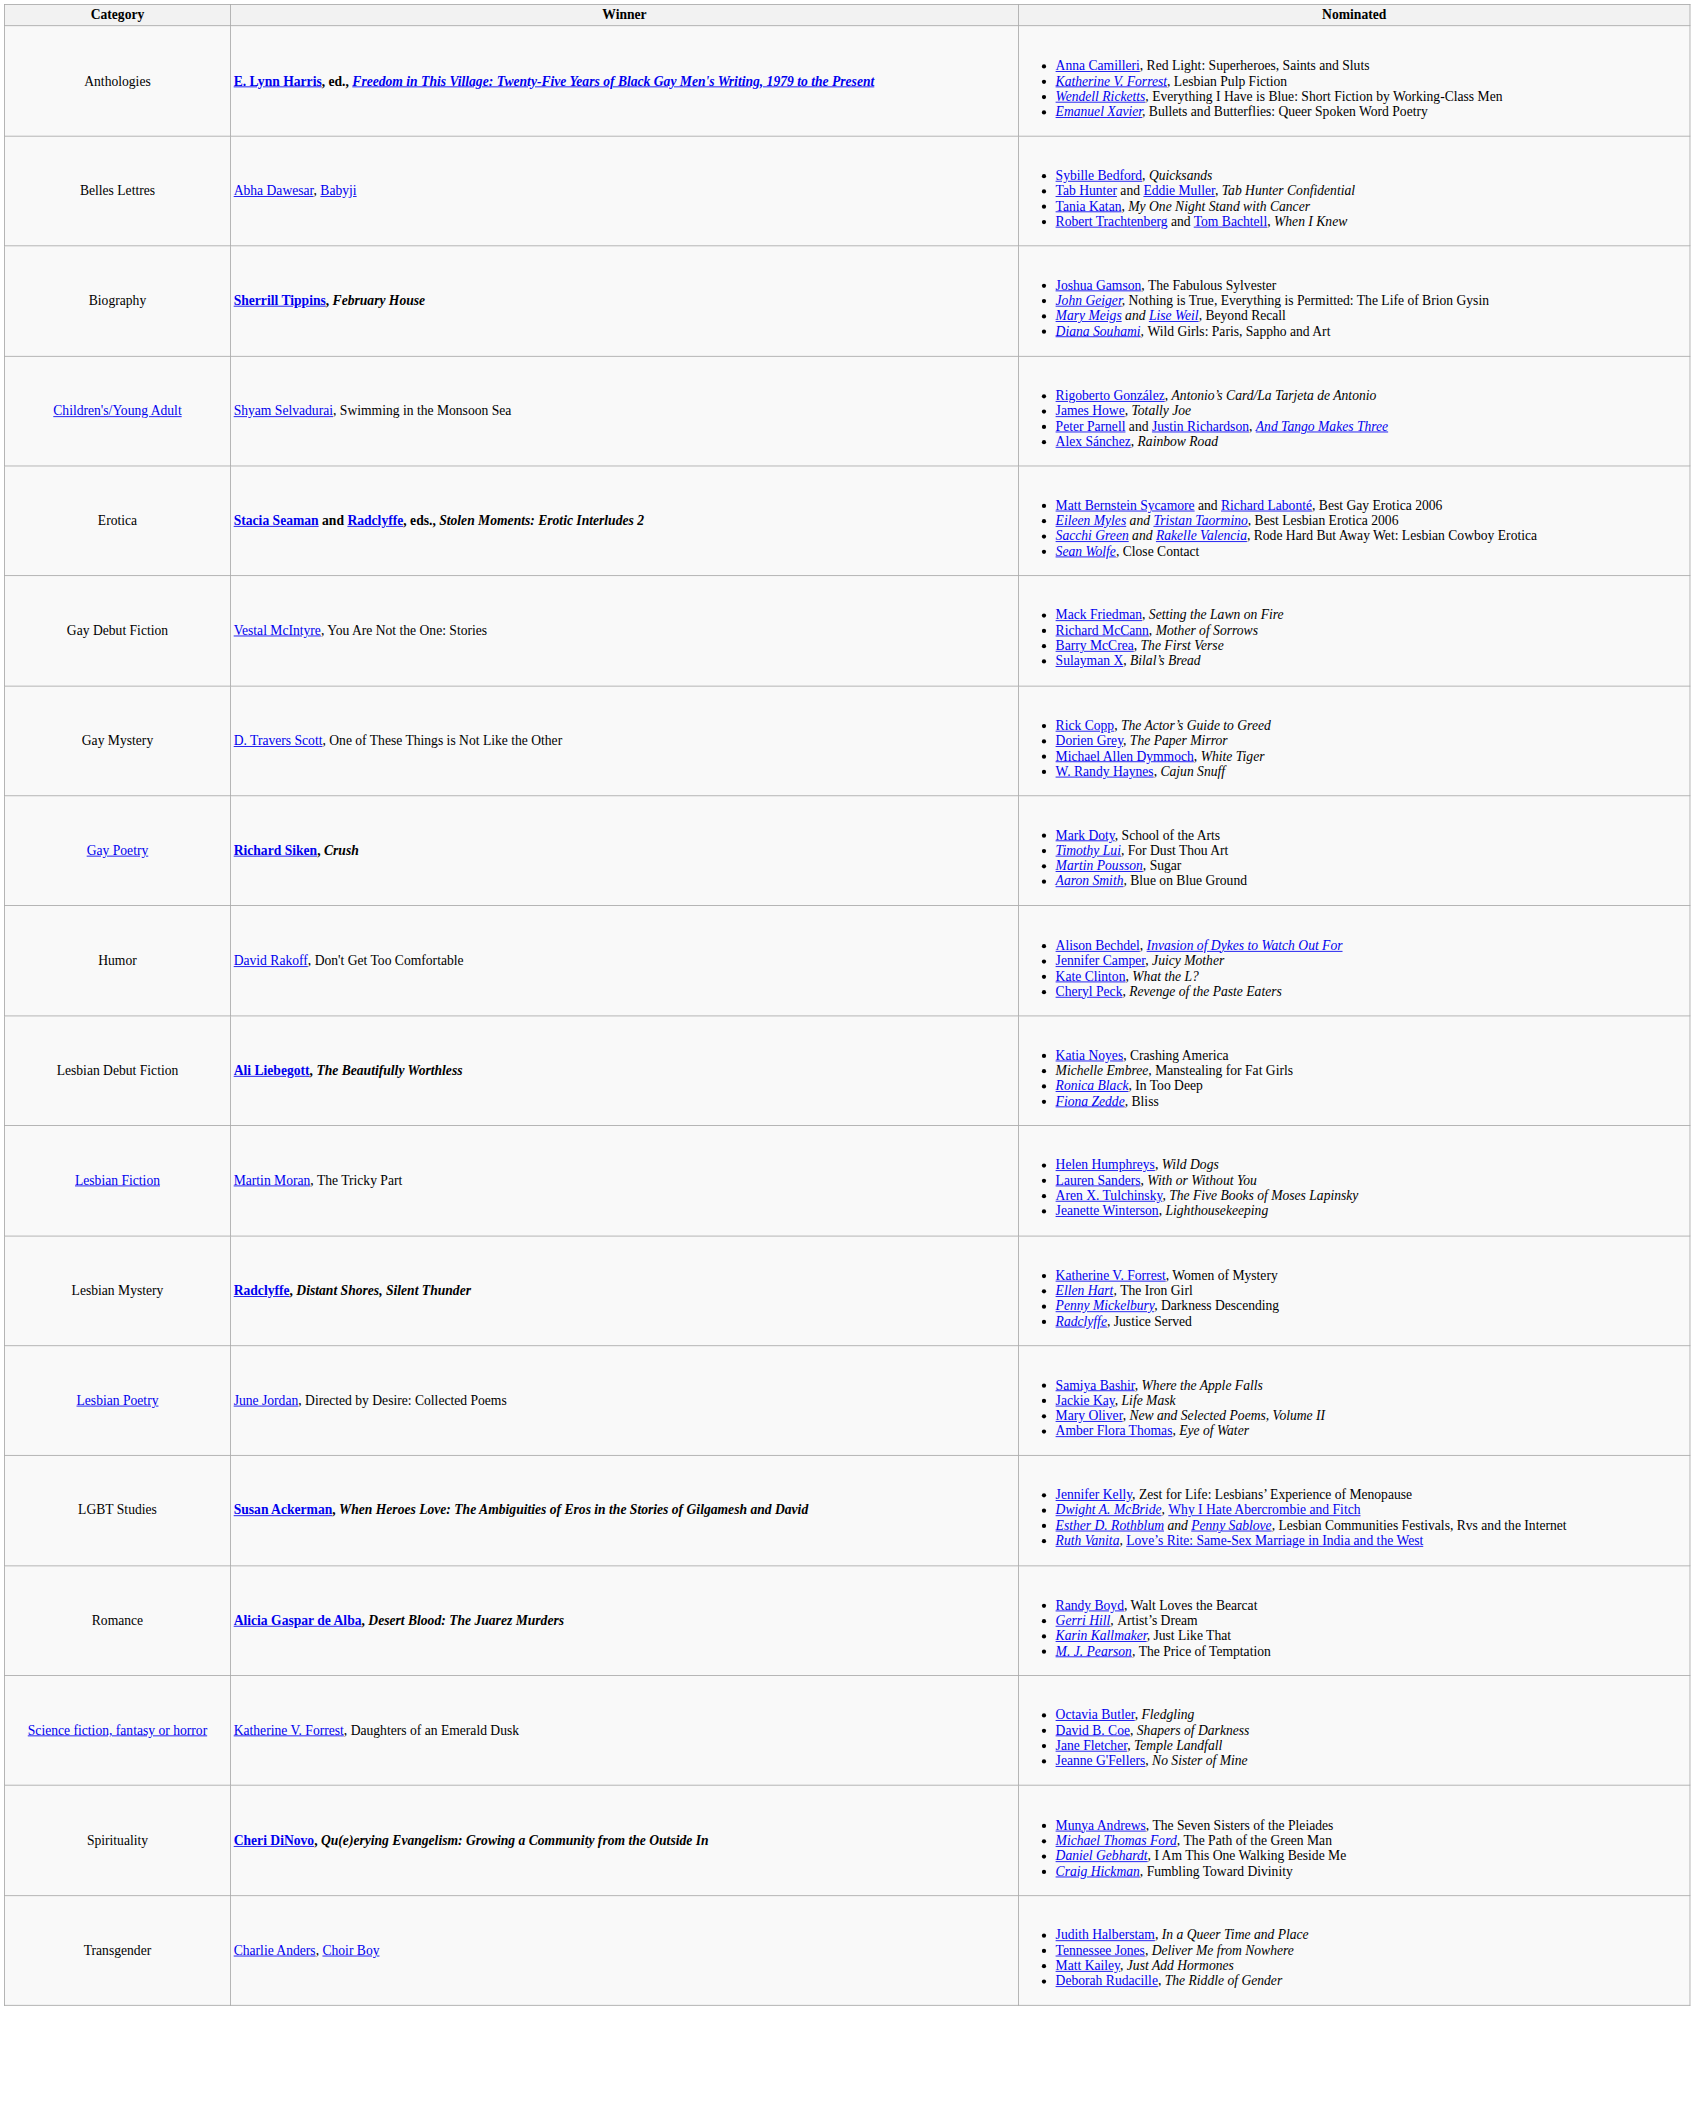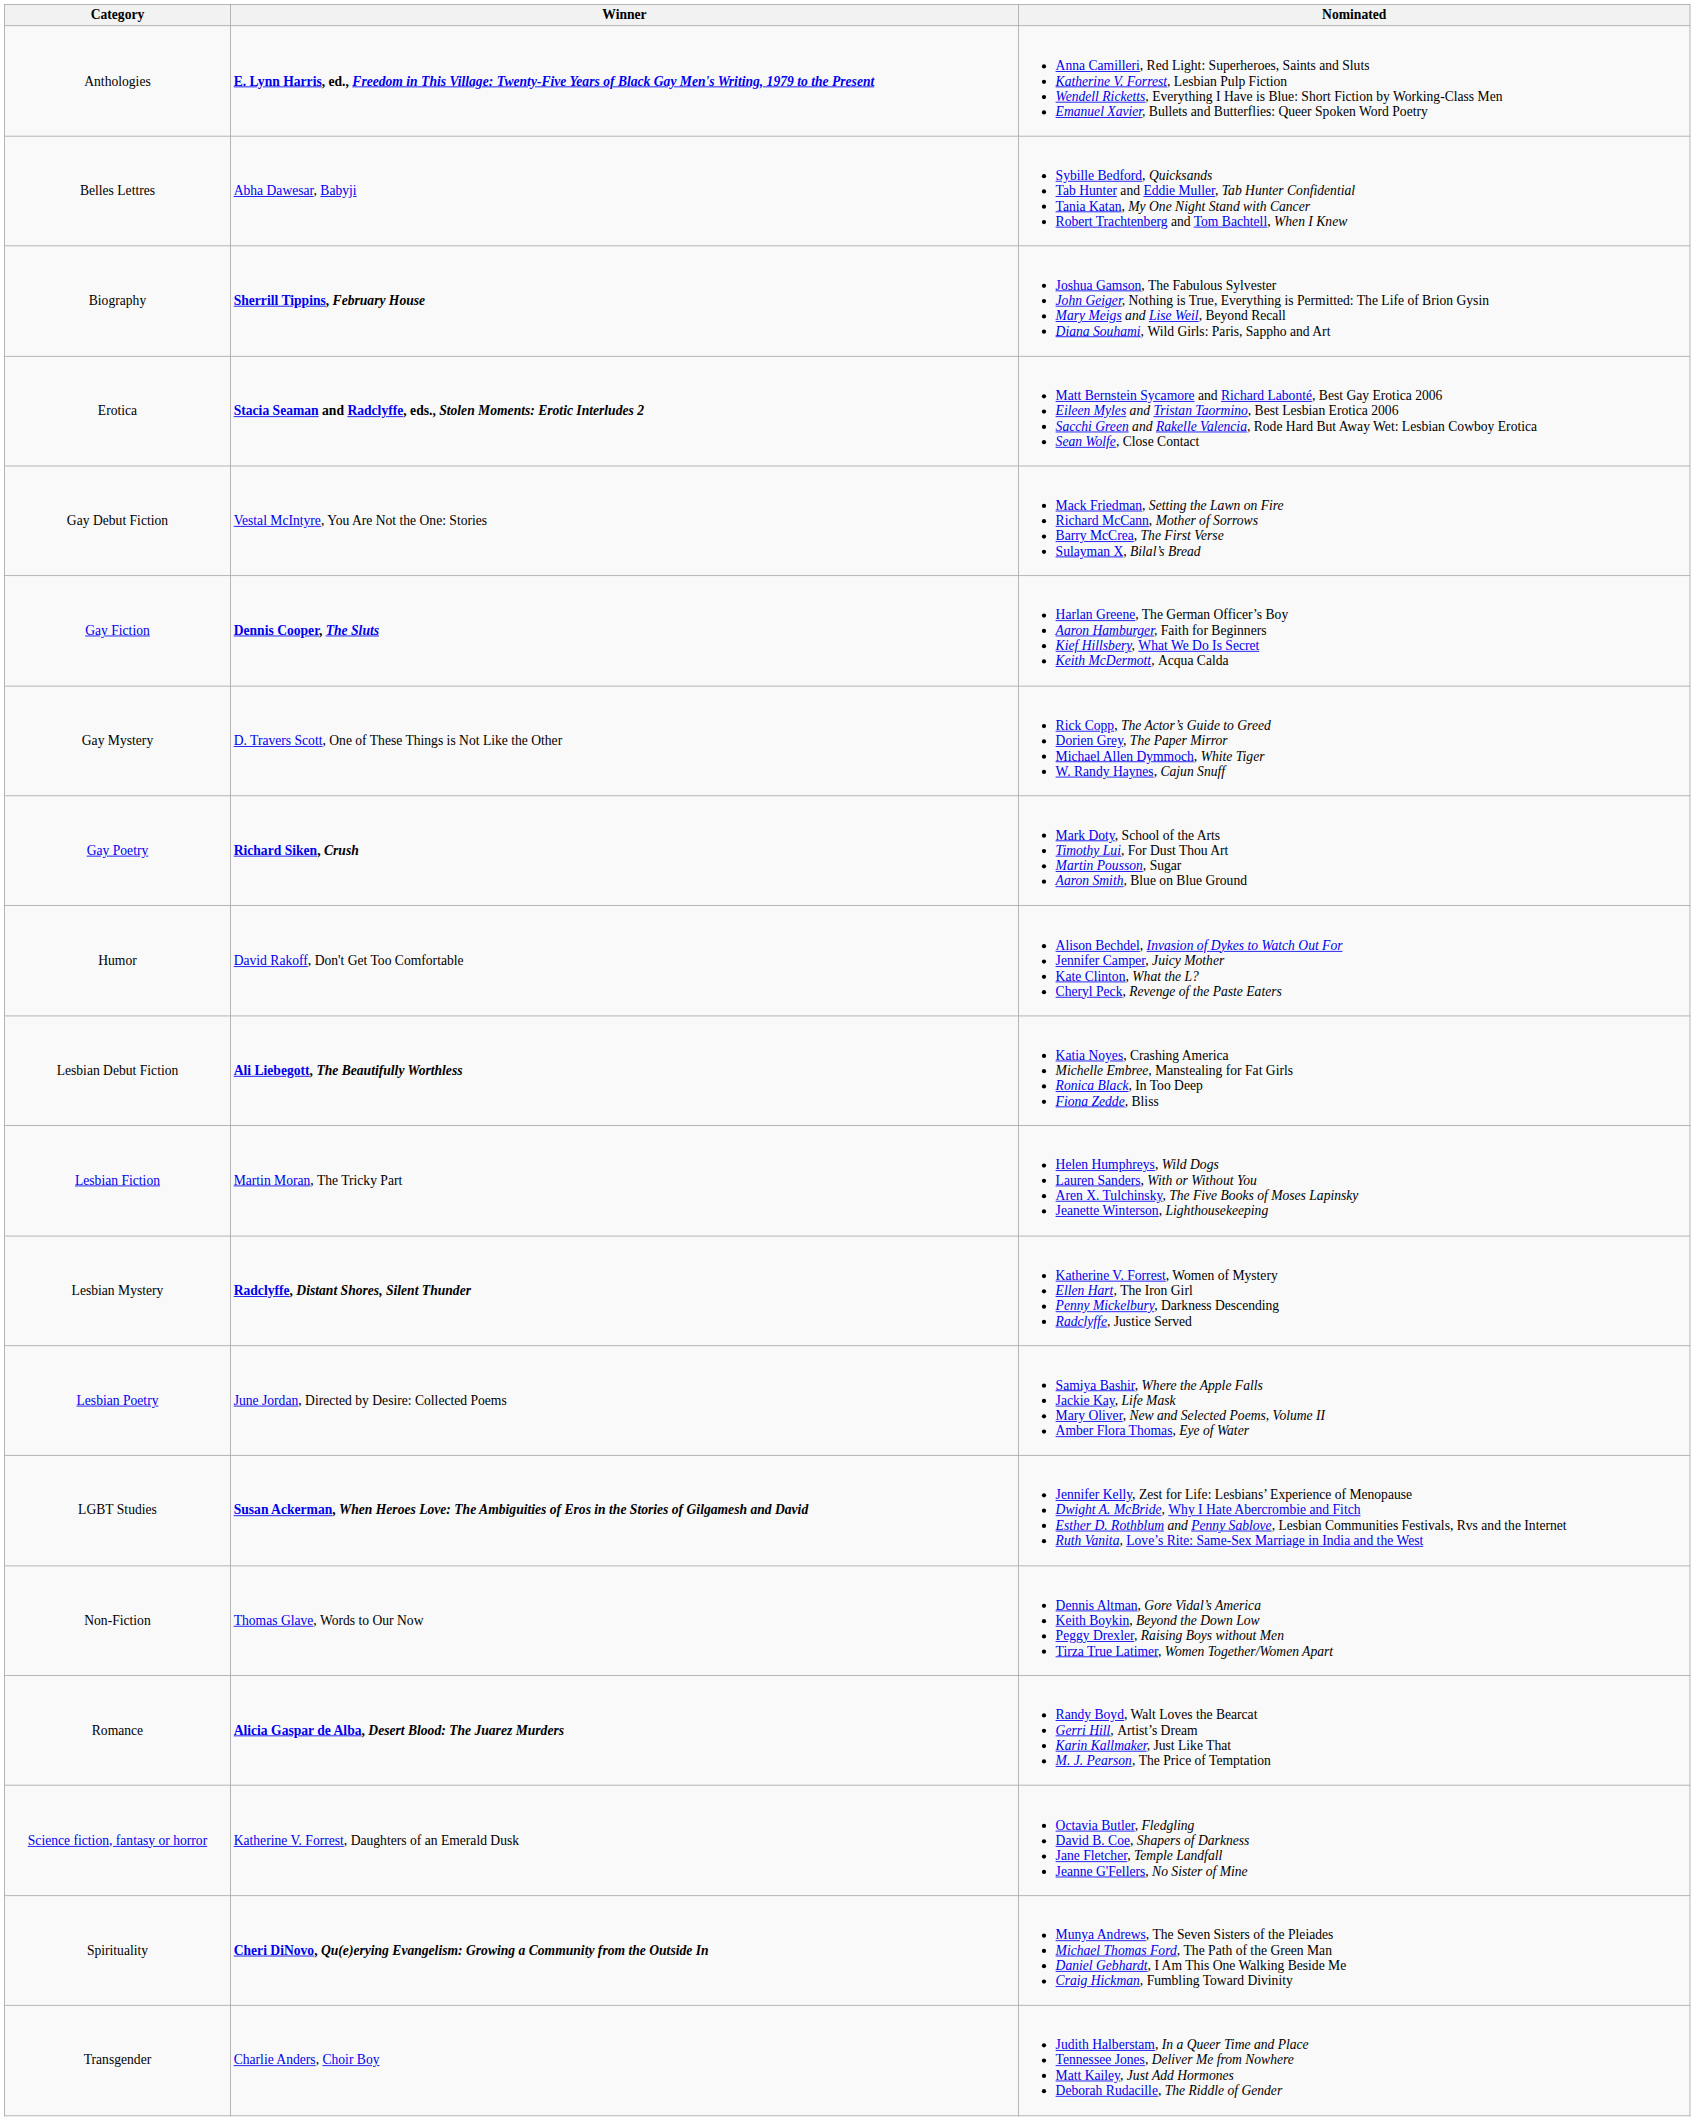- row: (117, 410)
+ row: (117, 630)
+ row: (117, 1620)
